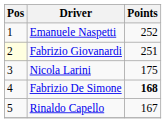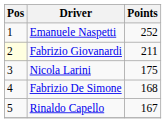(149, 51) 251 -> (149, 51) 211
(149, 88) bold -> (149, 88) normal
